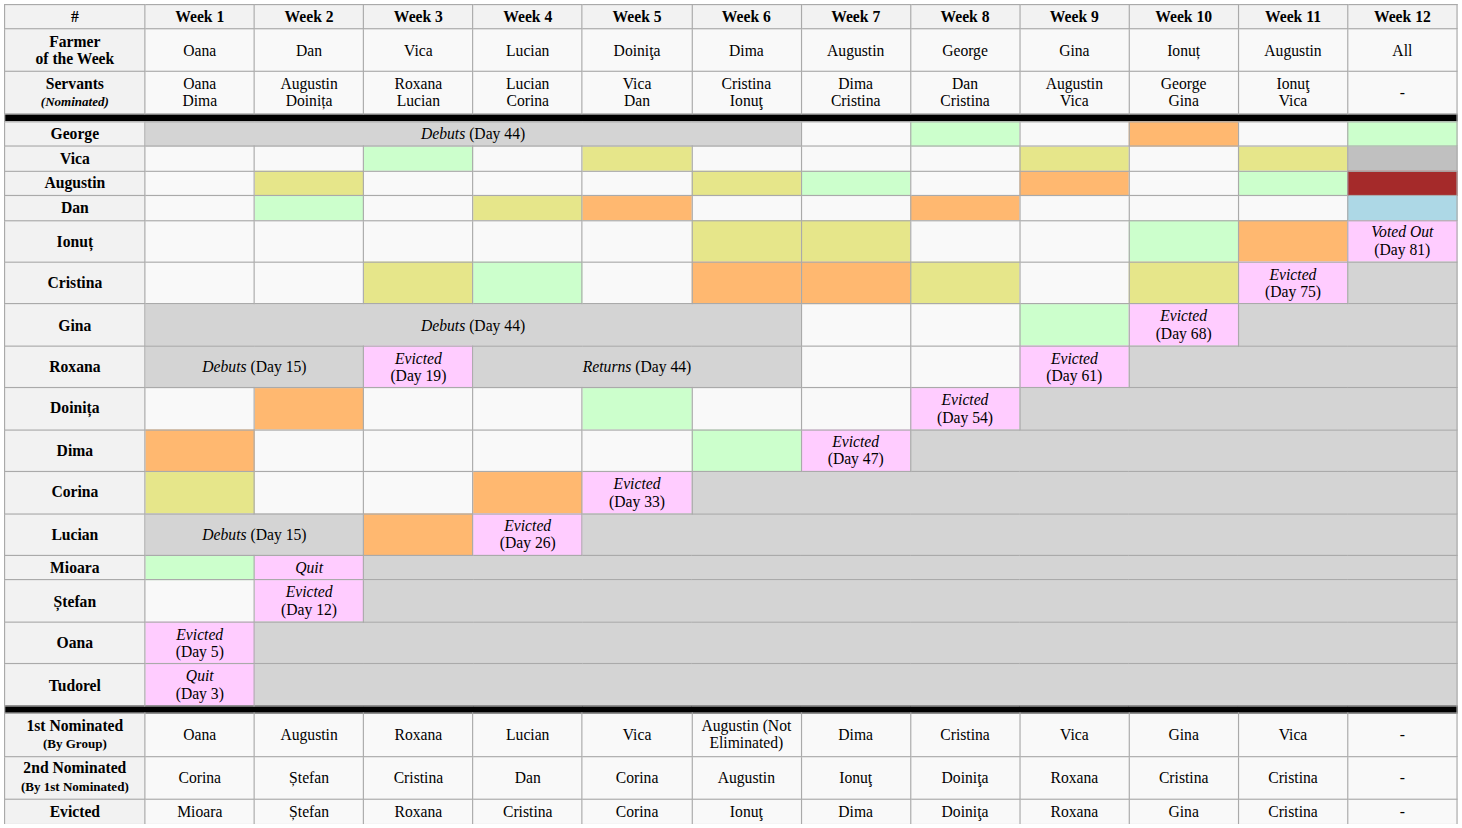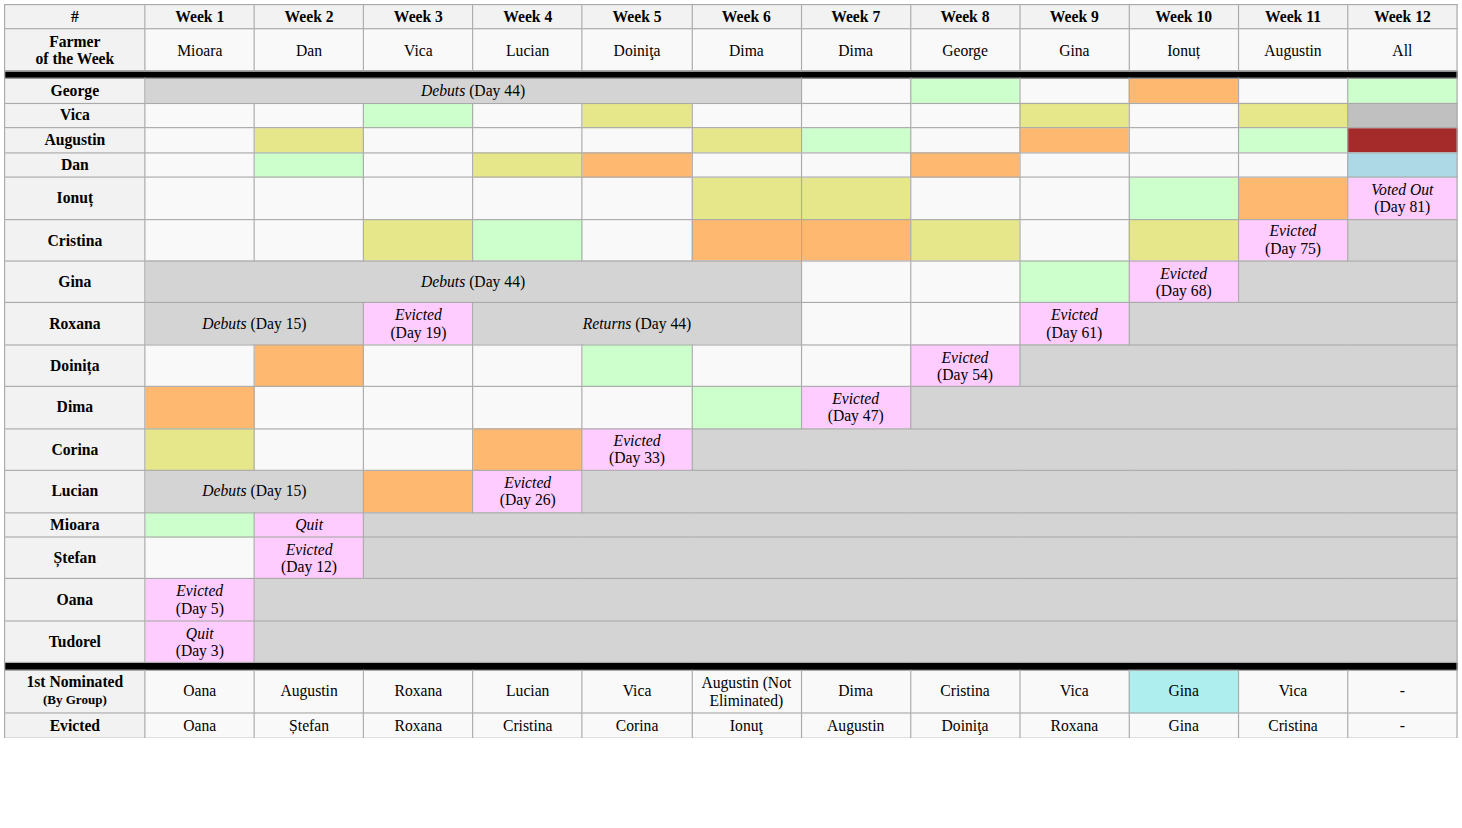(200, 50) Oana -> (200, 50) Mioara
(856, 50) Augustin -> (856, 50) Dima
- row: (75, 91)
(1184, 734) no background -> (1184, 691) paleturquoise background
- row: (75, 776)
(200, 811) Mioara -> (200, 725) Oana
(856, 811) Dima -> (856, 725) Augustin
